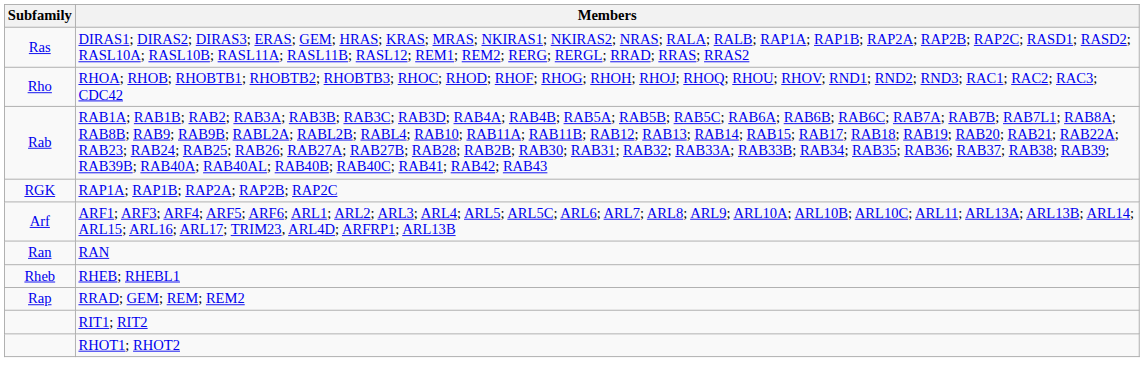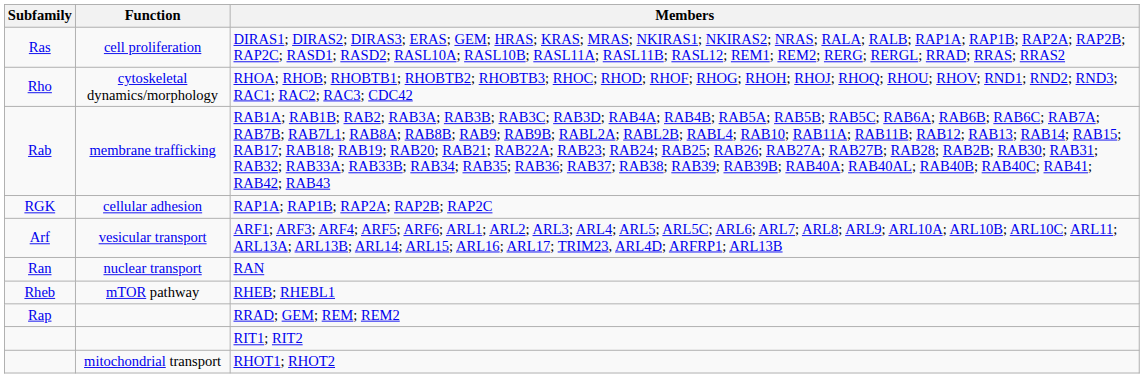+ column: (153, 16)
